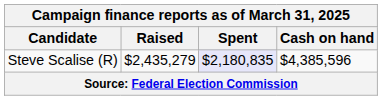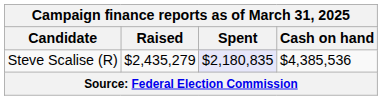(316, 60) $4,385,596 -> (316, 60) $4,385,536
